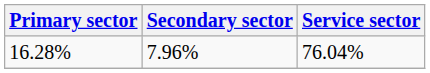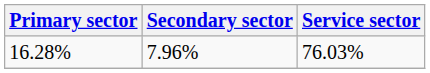(333, 52) 76.04% -> (333, 52) 76.03%
